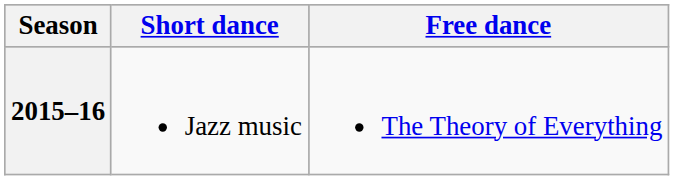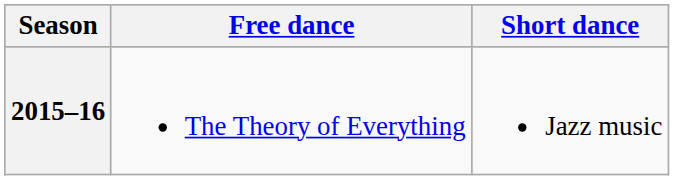columns swapped: (210, 25) <-> (488, 25)
